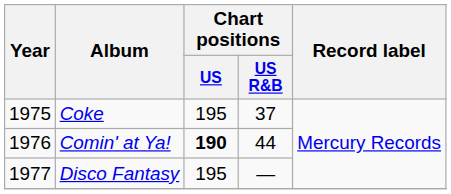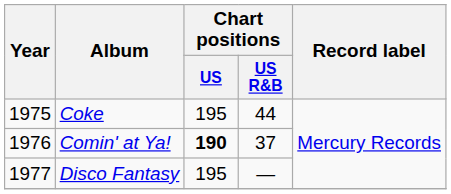(266, 113) 37 -> (266, 113) 44
(266, 143) 44 -> (266, 143) 37
